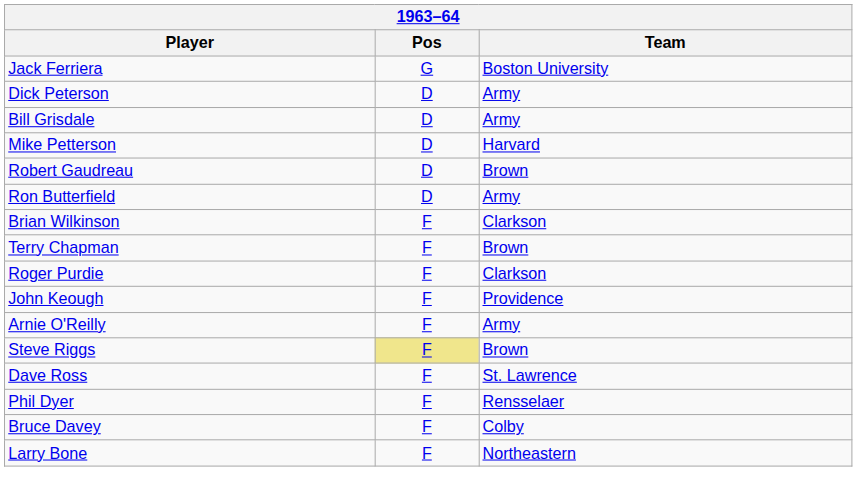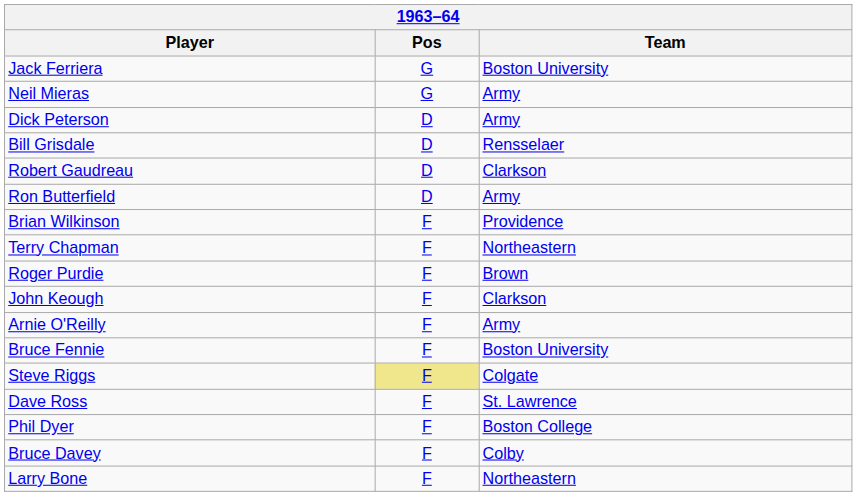+ row: (49, 94)
(501, 119) Army -> (523, 145) Rensselaer
- row: (62, 145)
(505, 171) Brown -> (514, 171) Clarkson
(514, 222) Clarkson -> (523, 222) Providence
(505, 247) Brown -> (529, 247) Northeastern
(514, 273) Clarkson -> (505, 273) Brown
(523, 299) Providence -> (514, 299) Clarkson
+ row: (56, 350)
(505, 350) Brown -> (510, 376) Colgate
(523, 401) Rensselaer -> (537, 427) Boston College
